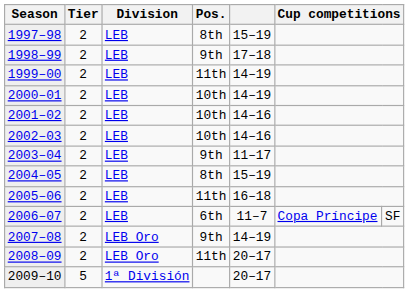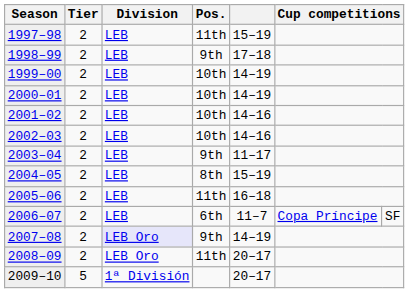(211, 35) 8th -> (211, 35) 11th
(211, 75) 11th -> (211, 75) 10th
(132, 237) no background -> (132, 237) lavender background
